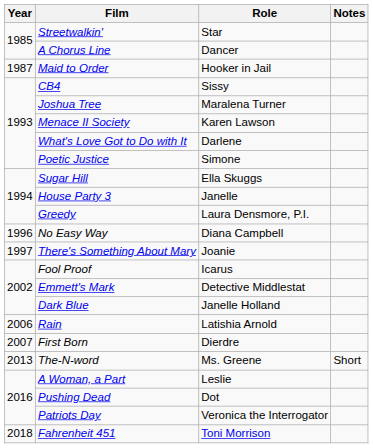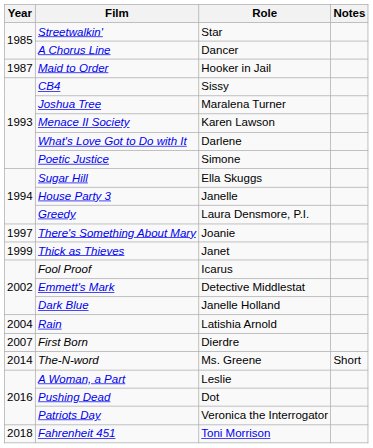- row: (73, 232)
+ row: (81, 251)
(20, 324) 2006 -> (20, 324) 2004
(20, 360) 2013 -> (20, 360) 2014
